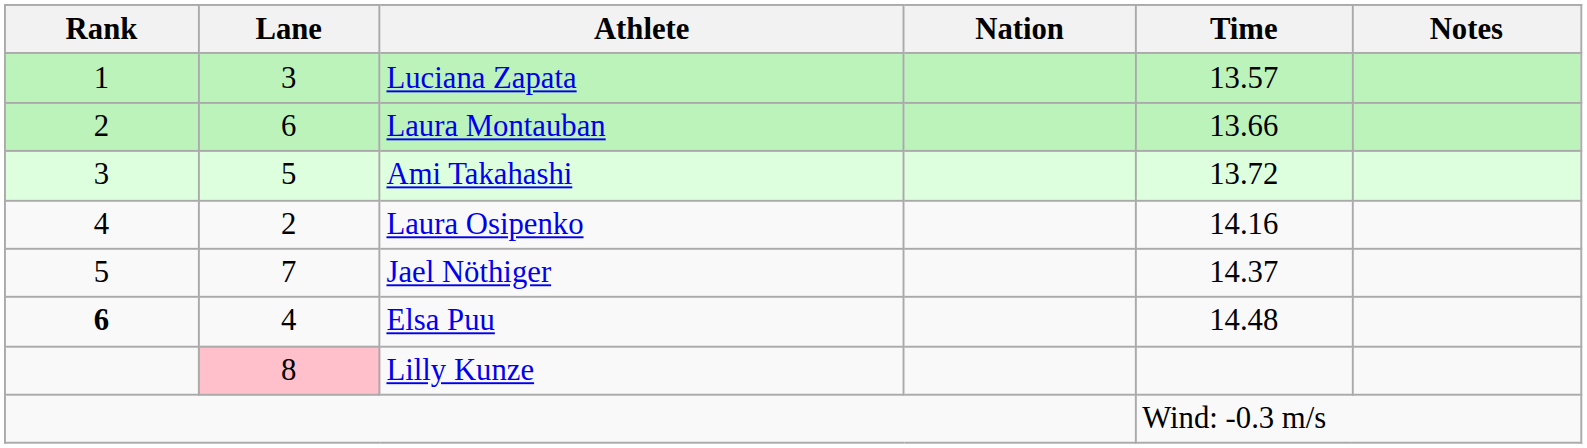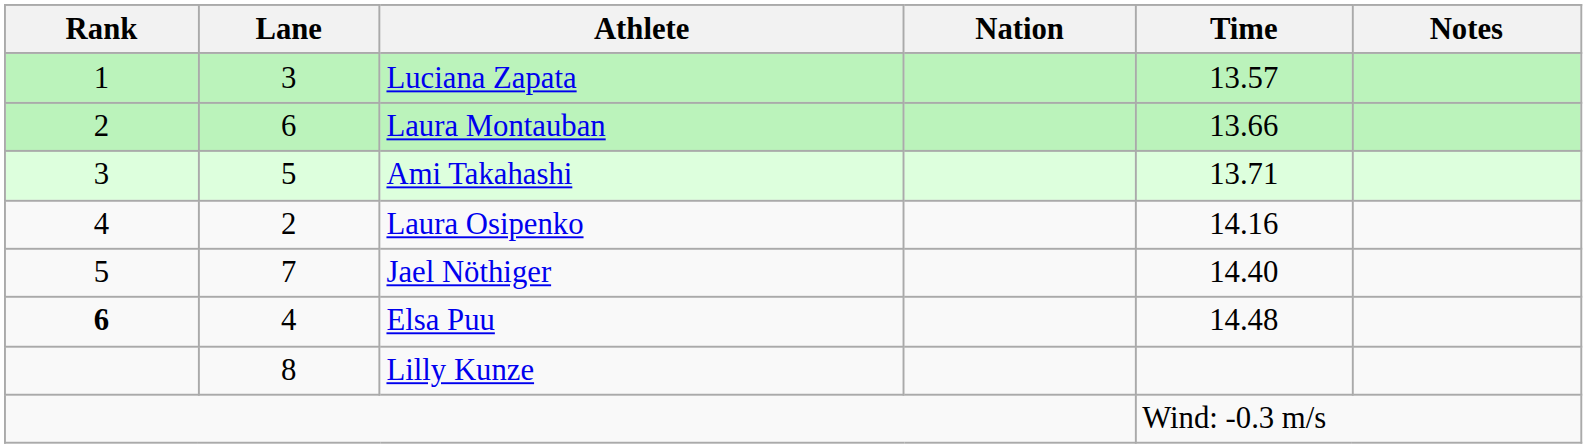(1244, 175) 13.72 -> (1244, 175) 13.71
(1244, 272) 14.37 -> (1244, 272) 14.40
(289, 369) pink background -> (289, 369) no background
